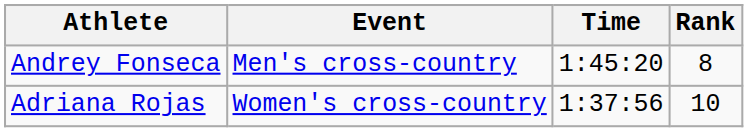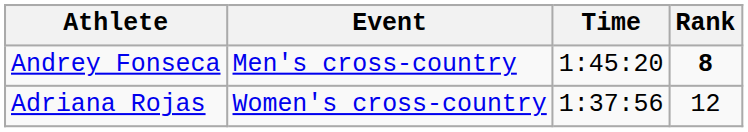(705, 66) normal -> (705, 66) bold
(705, 106) 10 -> (705, 106) 12
